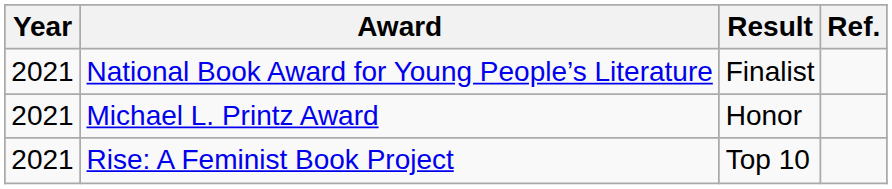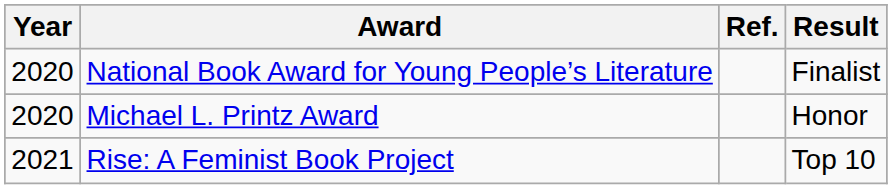columns swapped: (770, 26) <-> (854, 26)
(42, 71) 2021 -> (42, 71) 2020
(42, 115) 2021 -> (42, 115) 2020
